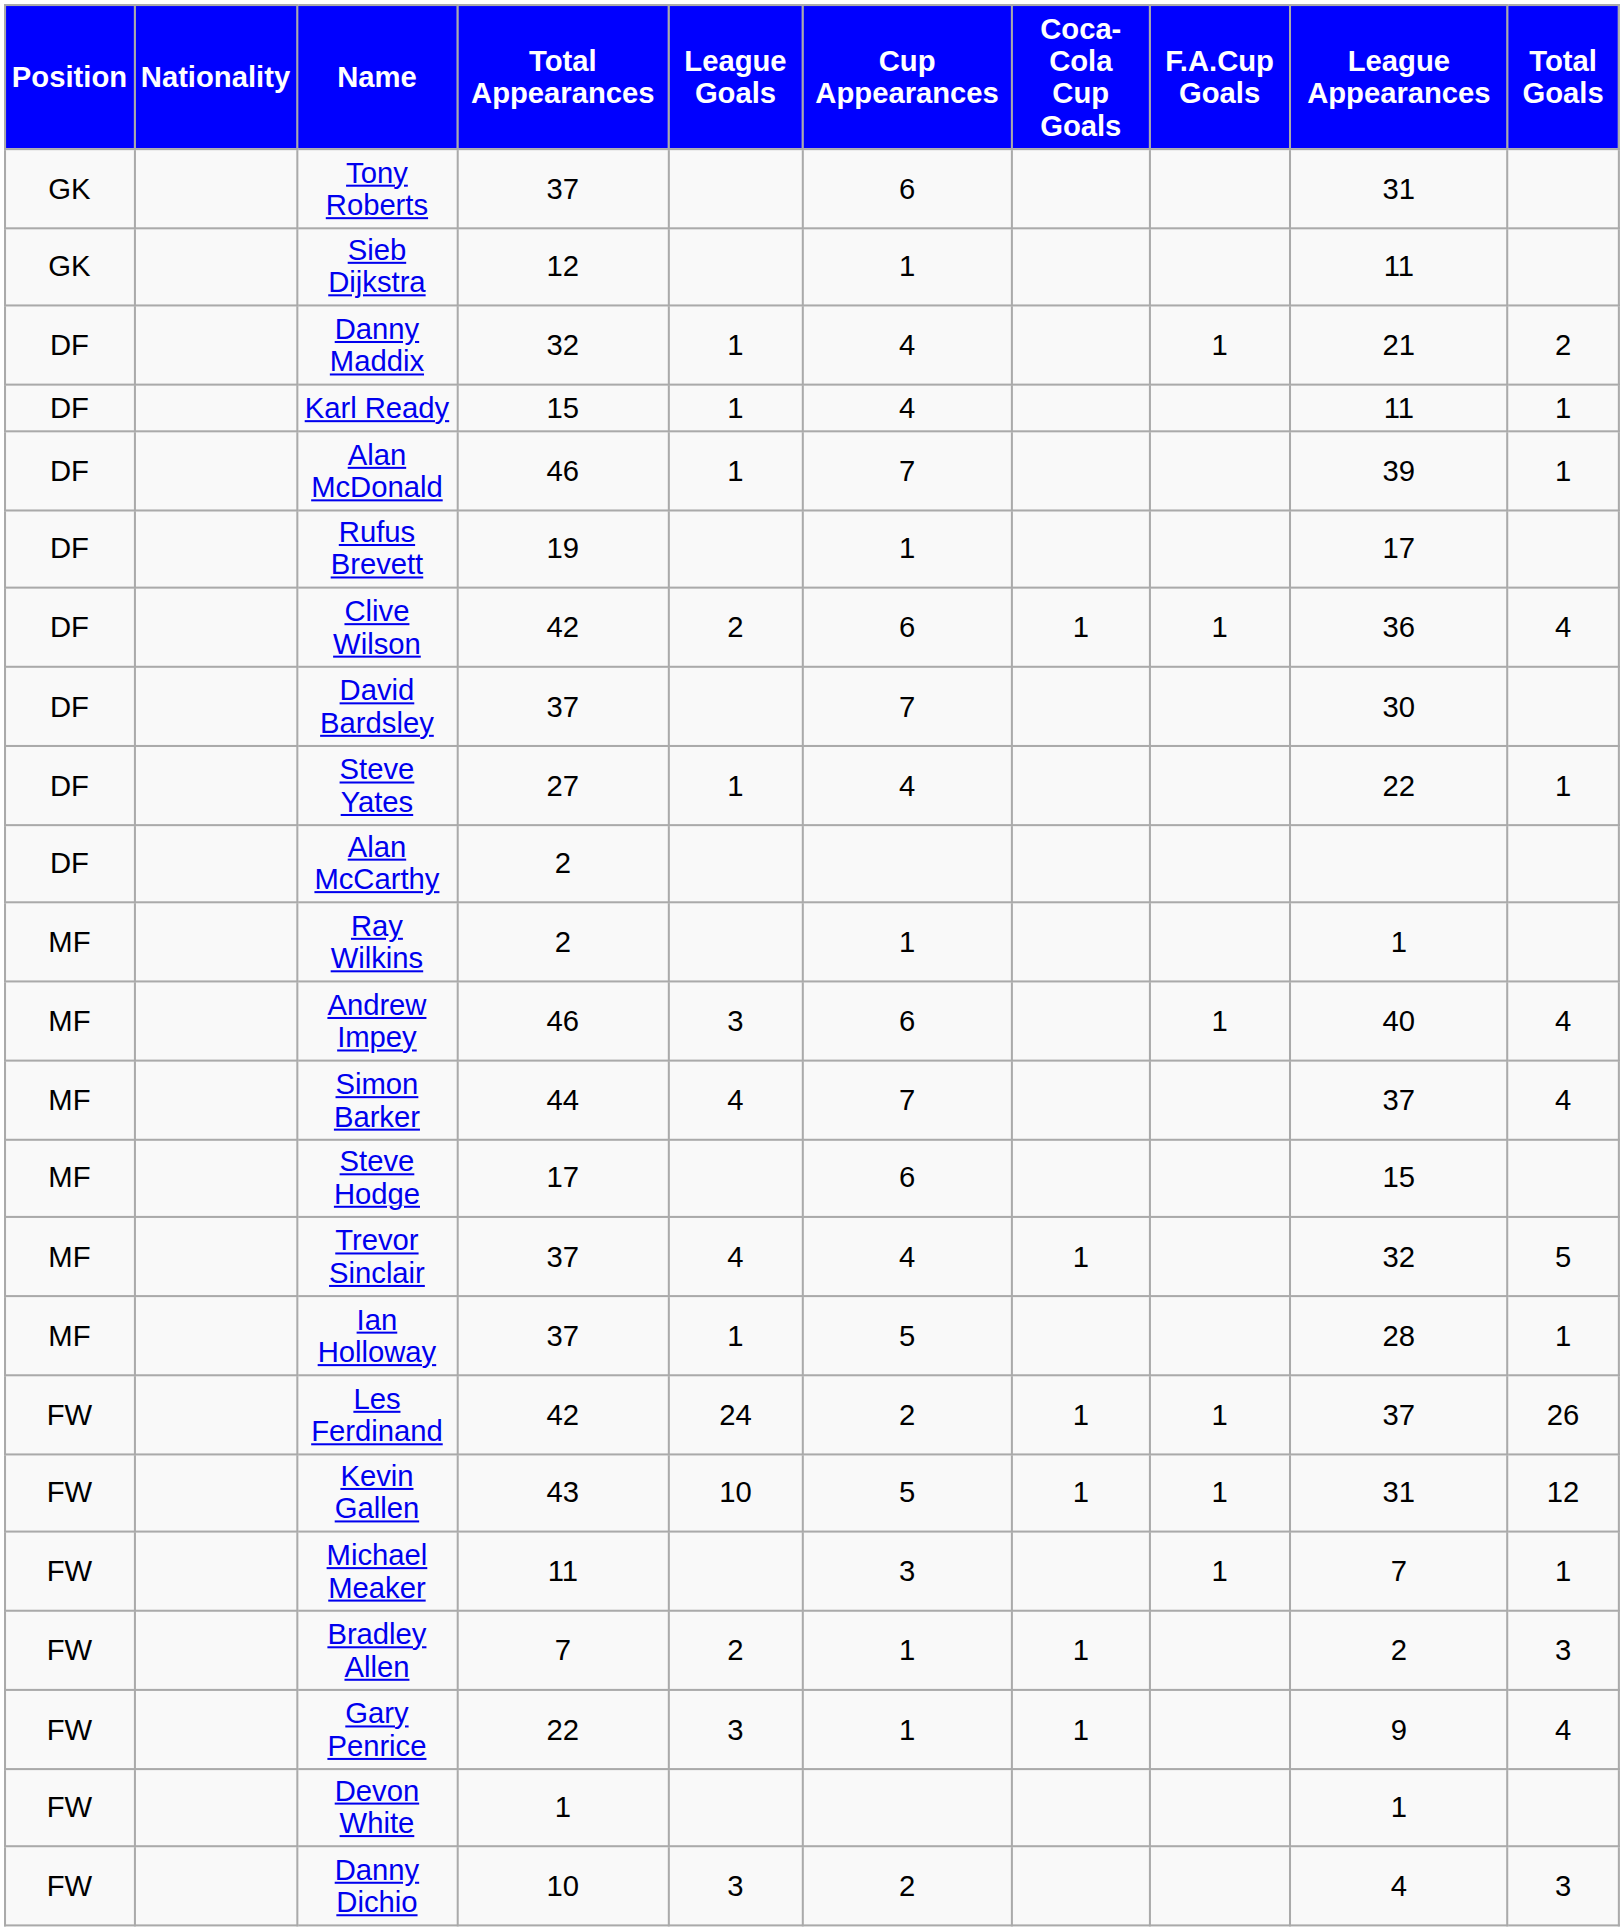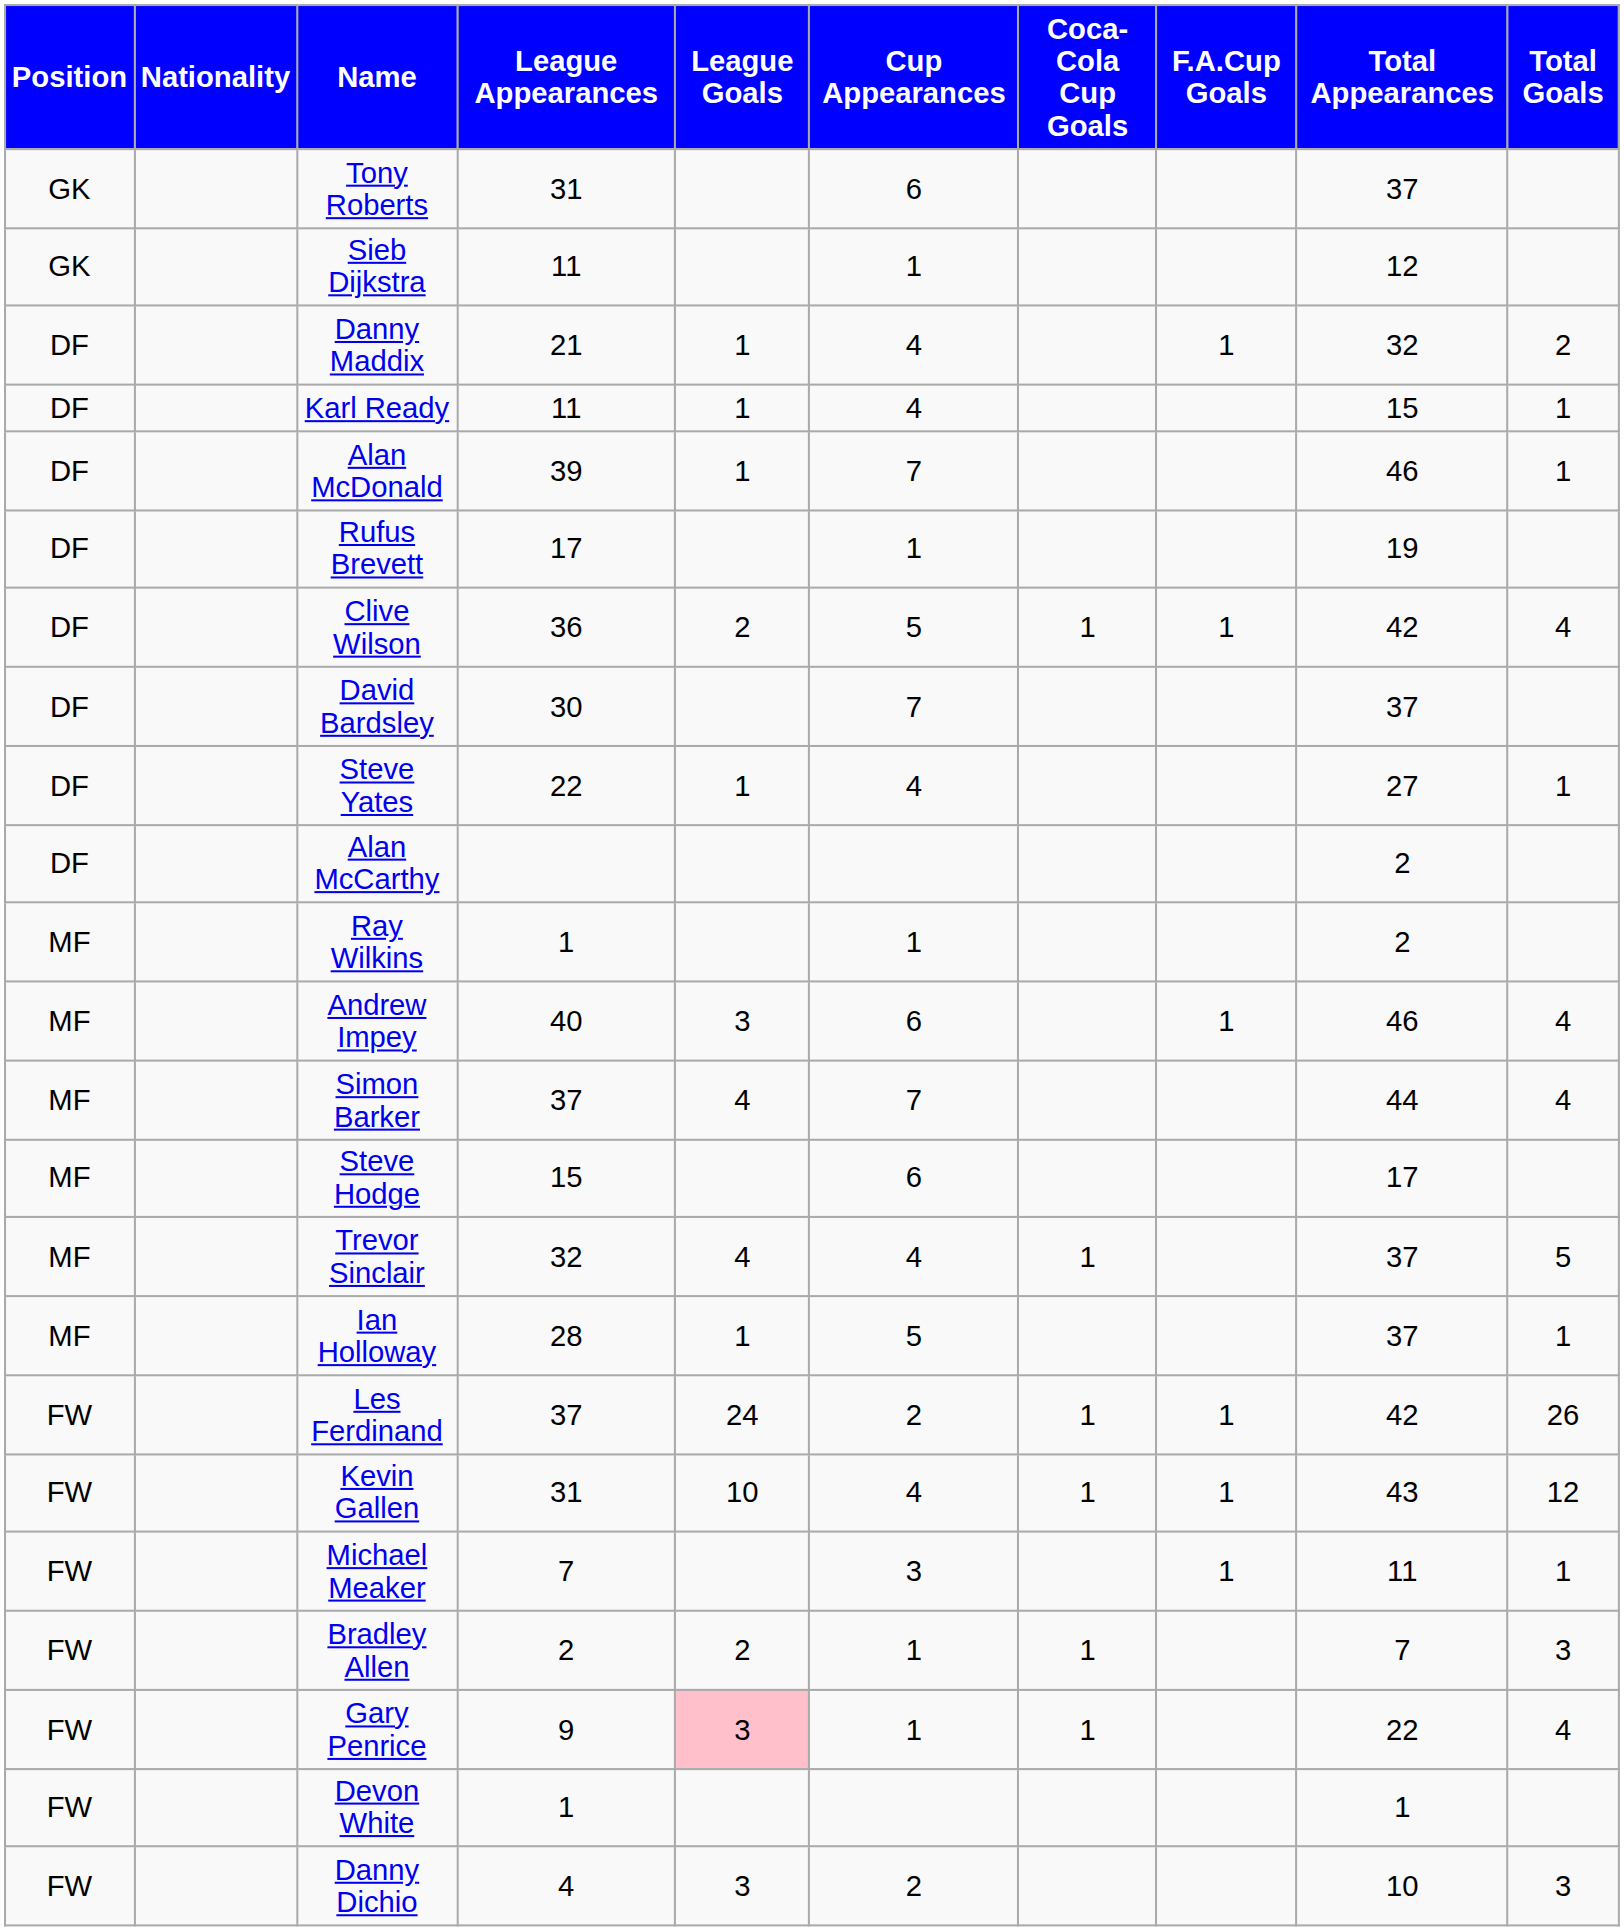columns swapped: (1399, 77) <-> (563, 77)
(907, 628) 6 -> (914, 628) 5
(907, 1493) 5 -> (914, 1493) 4
(735, 1729) no background -> (742, 1729) pink background
